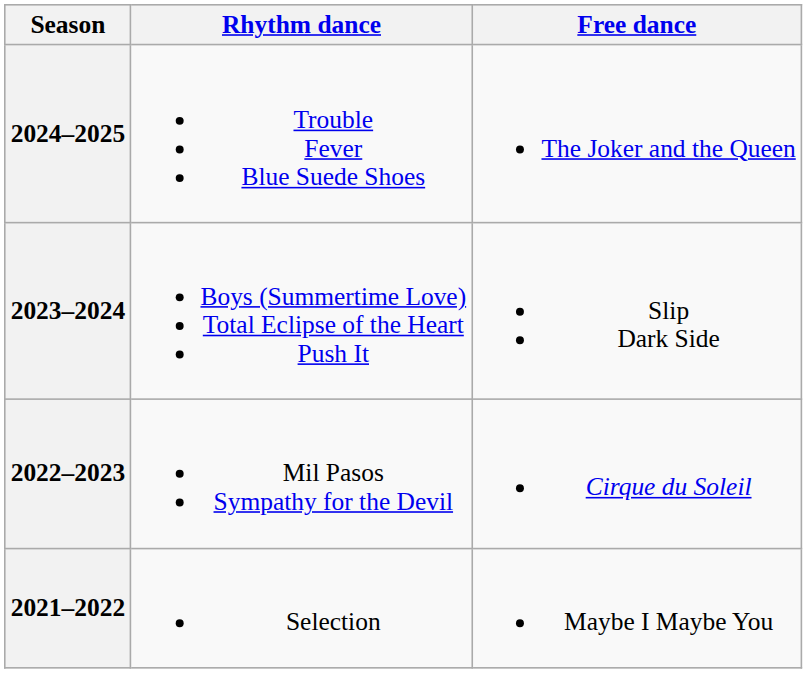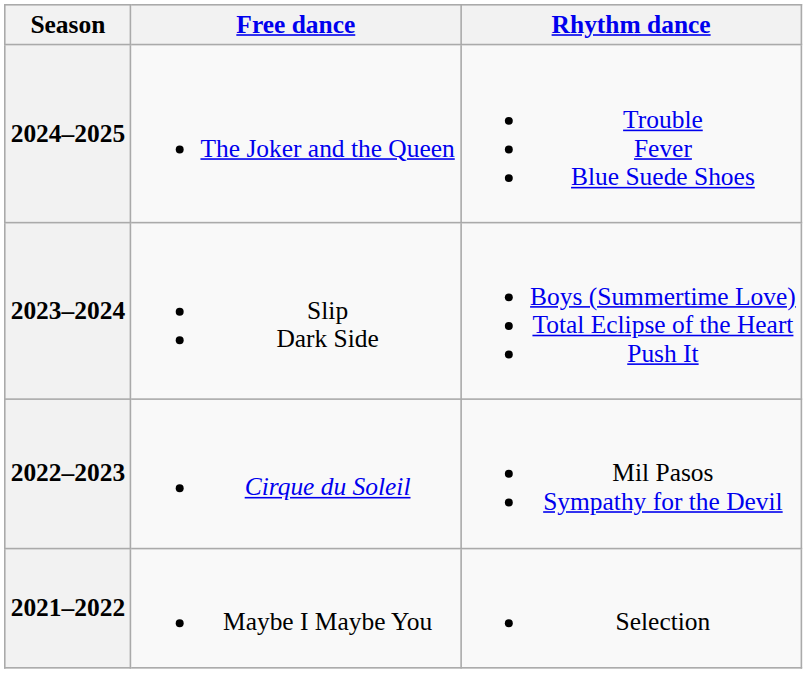columns swapped: (301, 24) <-> (637, 24)
